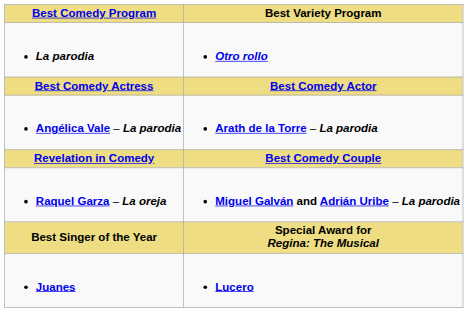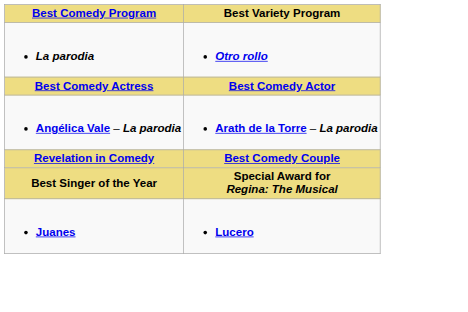- row: (94, 201)
